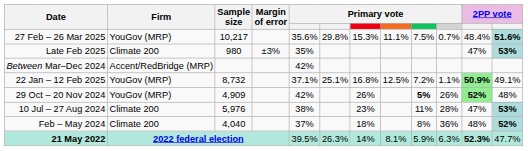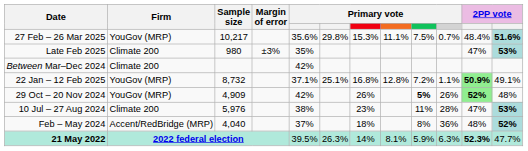(161, 66) Accent/RedBridge (MRP) -> (134, 66) Climate 200
(396, 80) 12.5% -> (396, 80) 12.8%
(134, 124) Climate 200 -> (161, 124) Accent/RedBridge (MRP)
